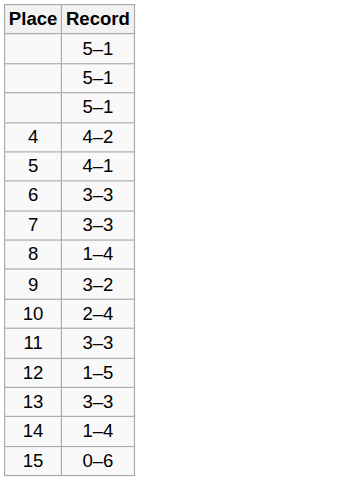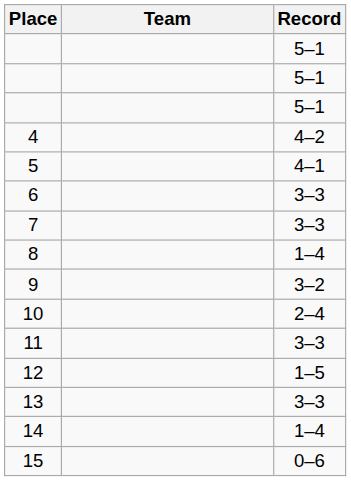+ column: (167, 19)
